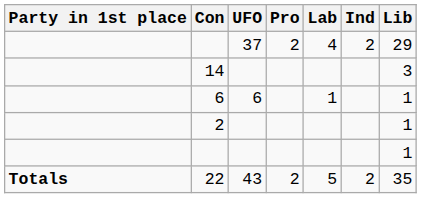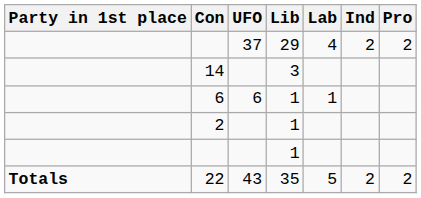columns swapped: (398, 18) <-> (285, 18)
